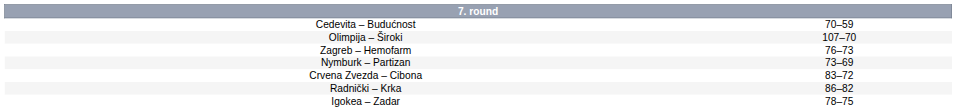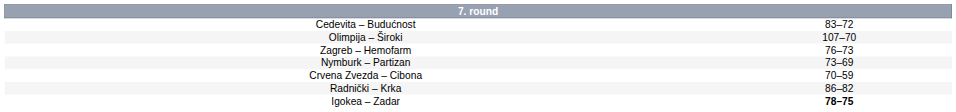(839, 25) 70–59 -> (839, 25) 83–72
(839, 76) 83–72 -> (839, 76) 70–59
(839, 101) normal -> (839, 101) bold
